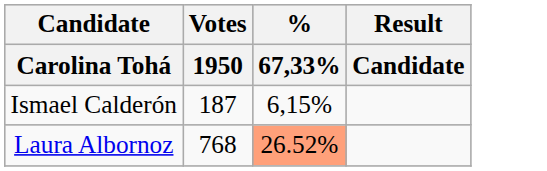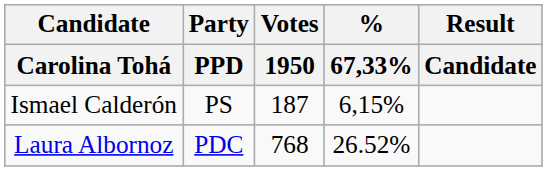+ column: (219, 64)
(299, 144) lightsalmon background -> (371, 144) no background
